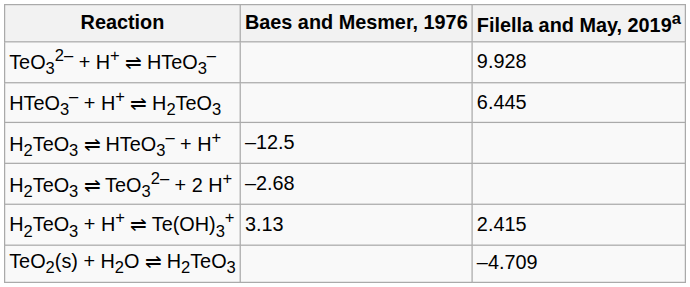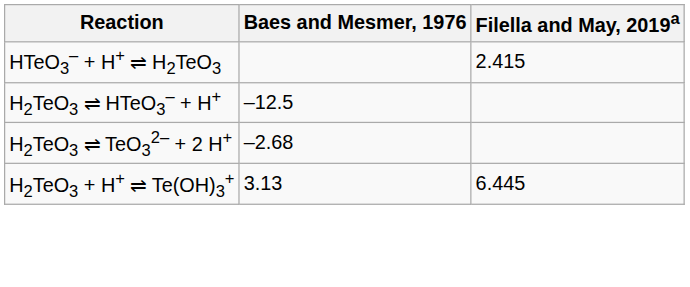- row: (113, 62)
(502, 102) 6.445 -> (500, 61) 2.415
(502, 224) 2.415 -> (500, 184) 6.445
- row: (122, 264)
